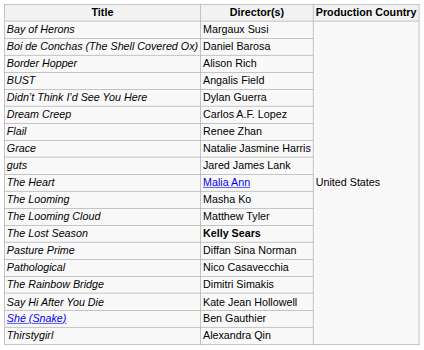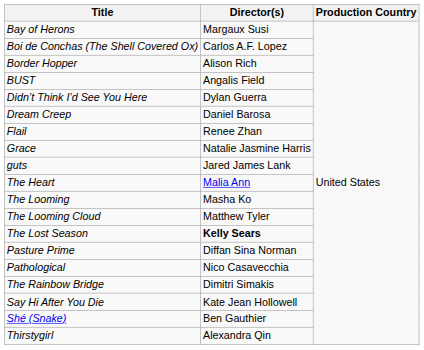(237, 47) Daniel Barosa -> (245, 47) Carlos A.F. Lopez
(245, 115) Carlos A.F. Lopez -> (237, 115) Daniel Barosa
